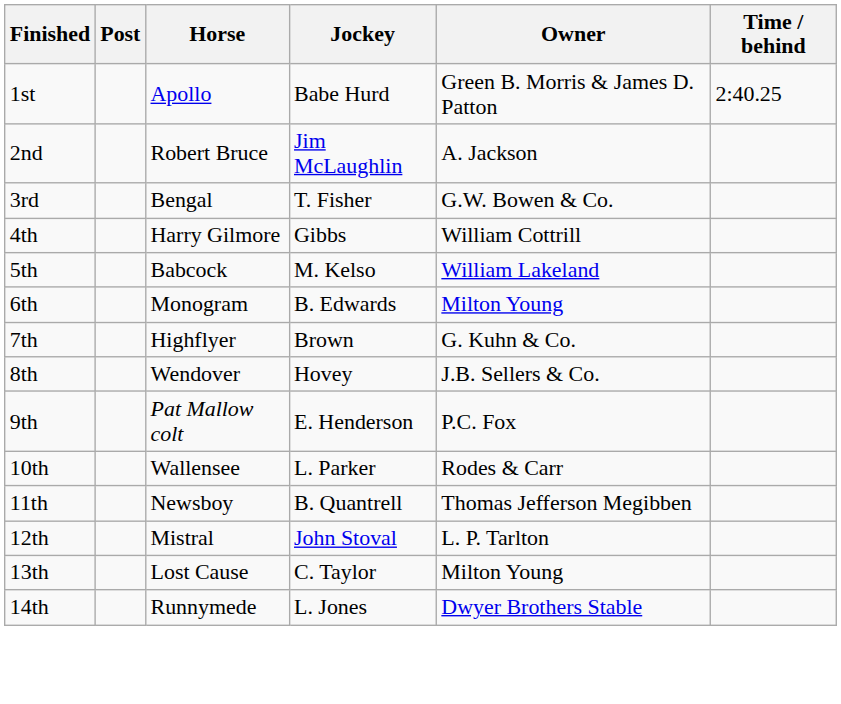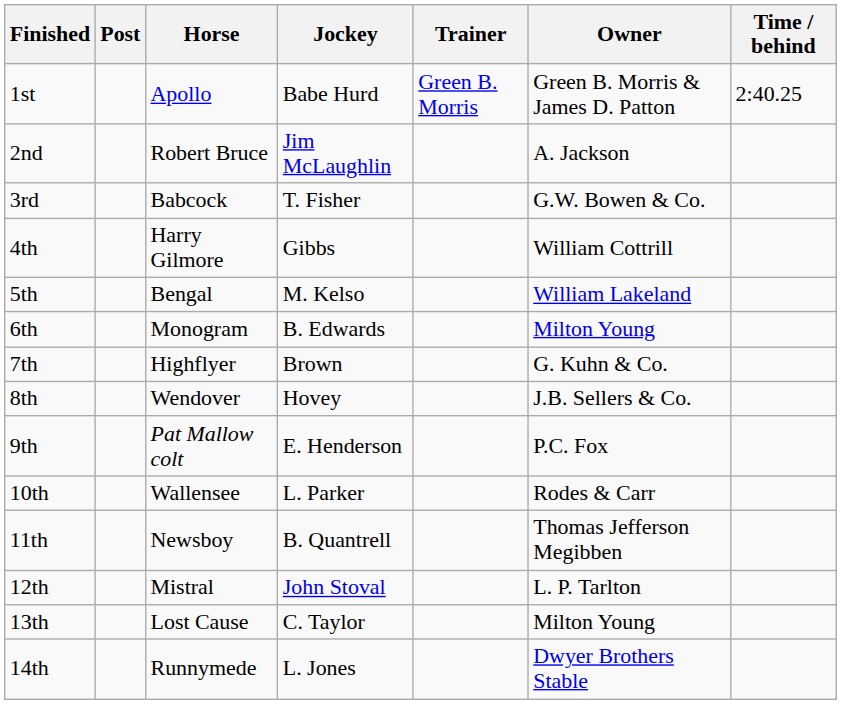+ column: (471, 34)
(182, 200) Bengal -> (189, 200) Babcock
(189, 269) Babcock -> (182, 294) Bengal
